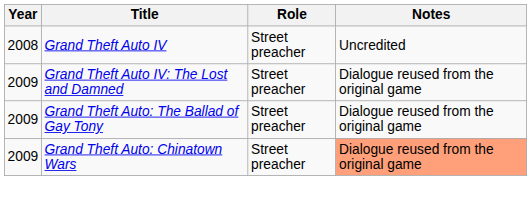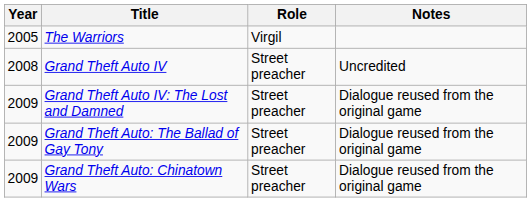+ row: (84, 37)
(416, 156) lightsalmon background -> (416, 178) no background
